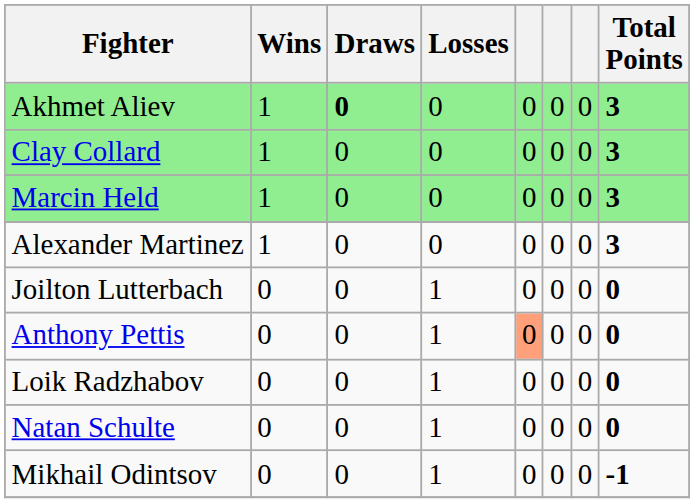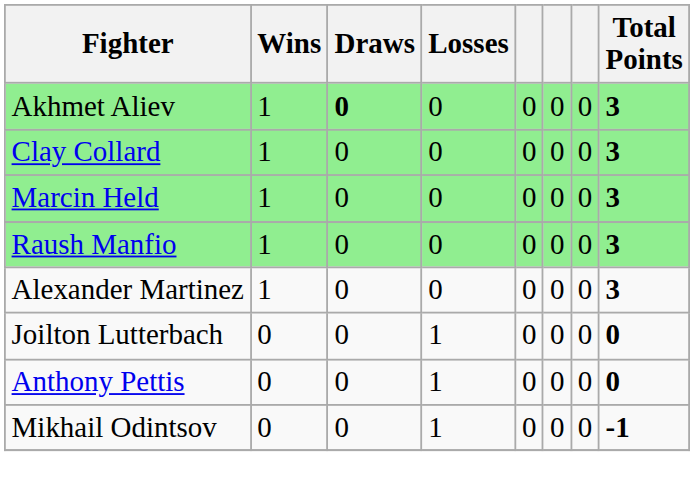+ row: (94, 243)
(529, 335) lightsalmon background -> (529, 381) no background
- row: (108, 381)
- row: (93, 427)
